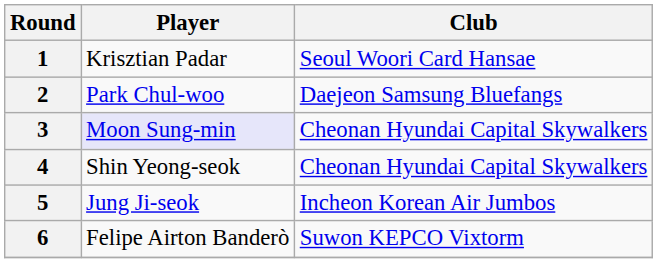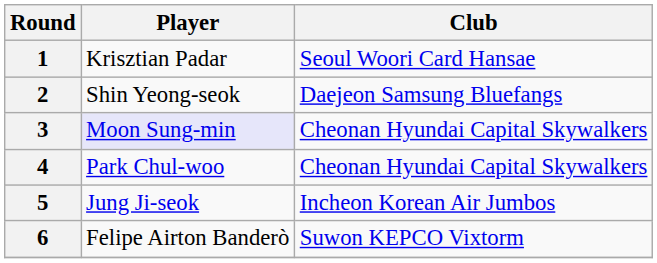(155, 94) Park Chul-woo -> (163, 94) Shin Yeong-seok
(163, 166) Shin Yeong-seok -> (155, 166) Park Chul-woo
